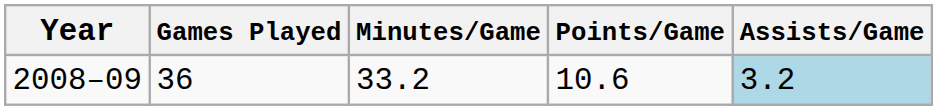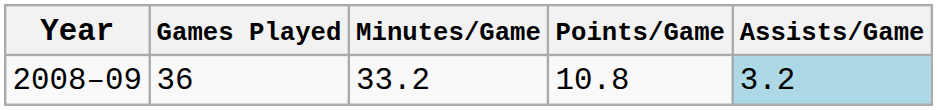(593, 81) 10.6 -> (593, 81) 10.8
